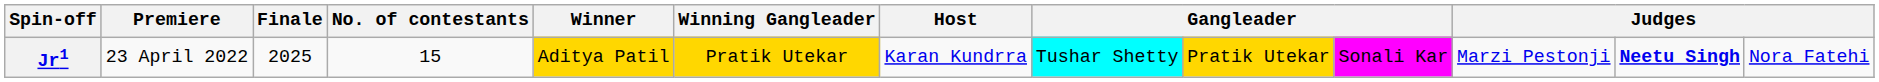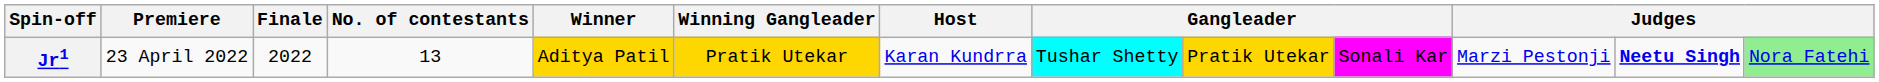(290, 58) 2025 -> (290, 58) 2022
(430, 58) 15 -> (430, 58) 13
(1809, 58) no background -> (1809, 58) lightgreen background
